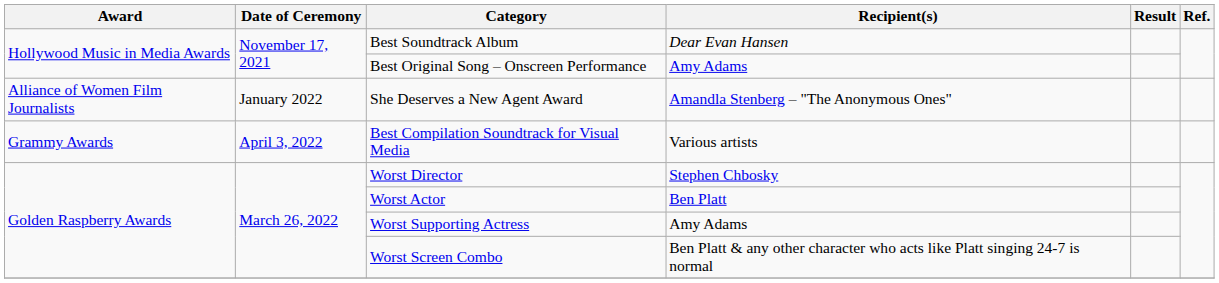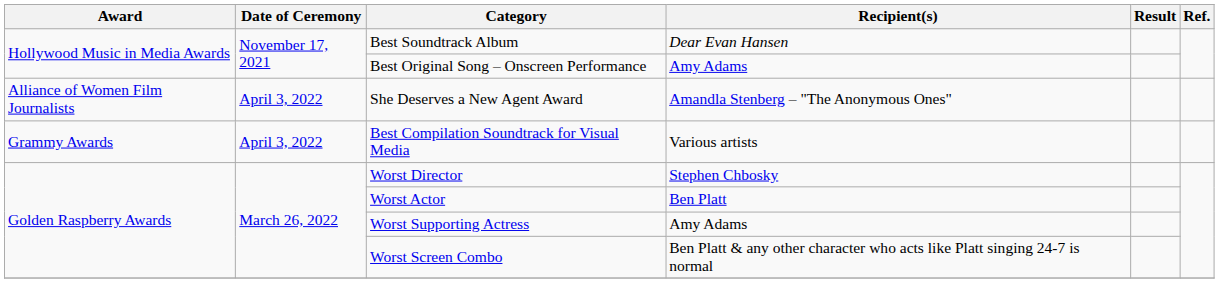(281, 99) January 2022 -> (281, 99) April 3, 2022
